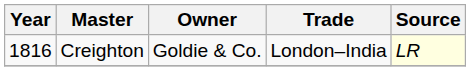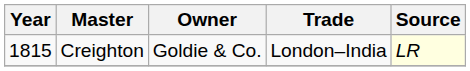(30, 50) 1816 -> (30, 50) 1815
